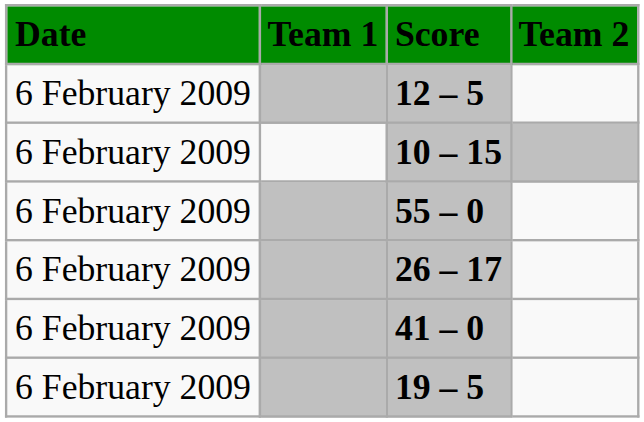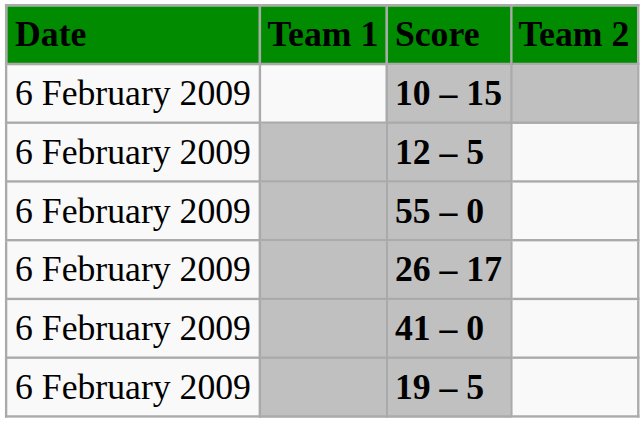rows swapped: (448, 151) <-> (440, 92)
